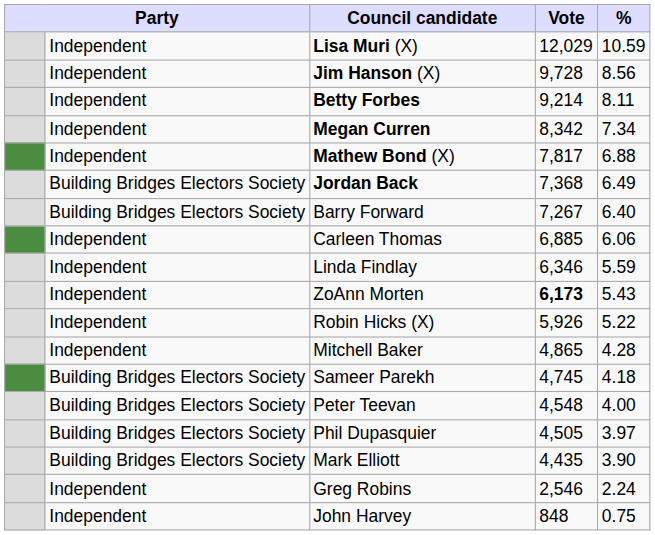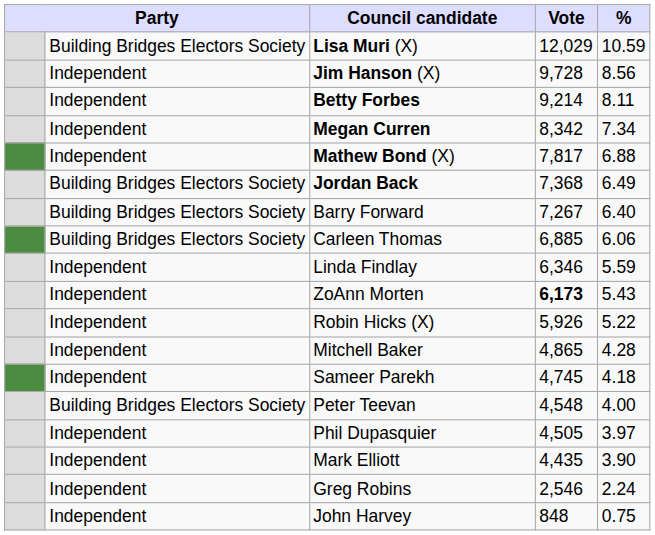(98, 45) Independent -> (177, 45) Building Bridges Electors Society
(98, 239) Independent -> (177, 239) Building Bridges Electors Society
(177, 377) Building Bridges Electors Society -> (98, 377) Independent
(177, 433) Building Bridges Electors Society -> (98, 433) Independent
(177, 460) Building Bridges Electors Society -> (98, 460) Independent
